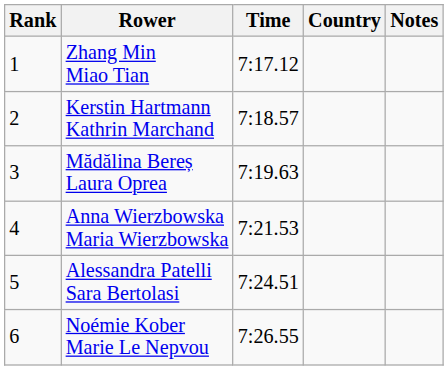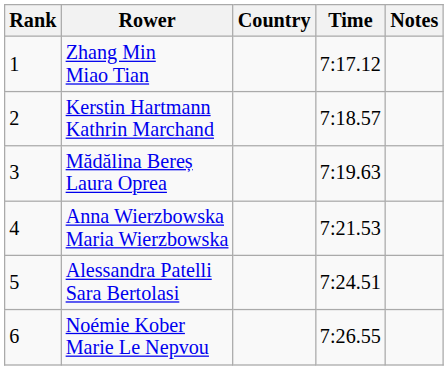columns swapped: (345, 20) <-> (268, 20)
